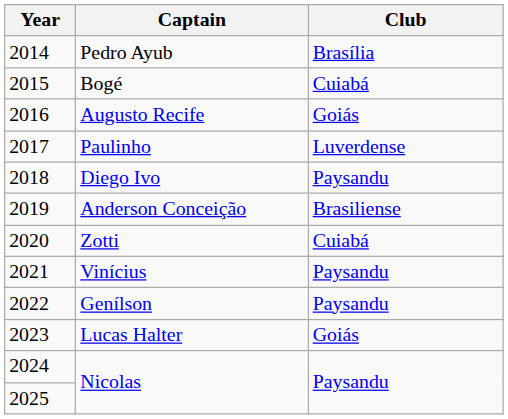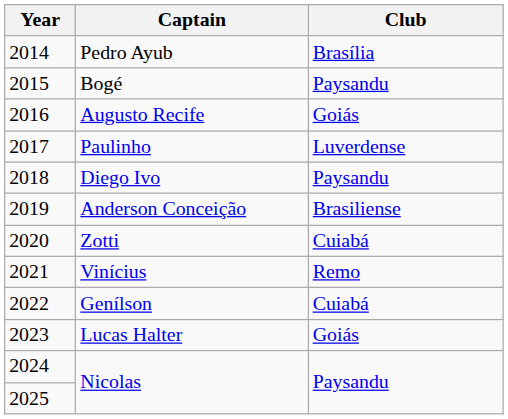(341, 83) Cuiabá -> (351, 83) Paysandu
(351, 271) Paysandu -> (336, 271) Remo
(351, 303) Paysandu -> (341, 303) Cuiabá
